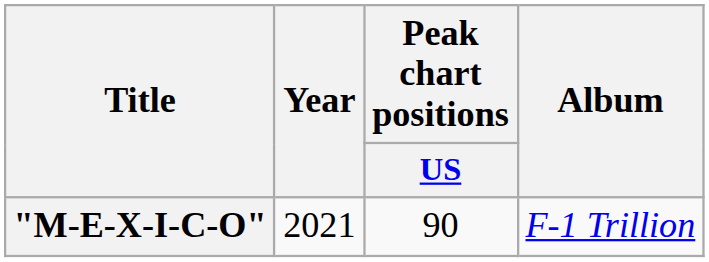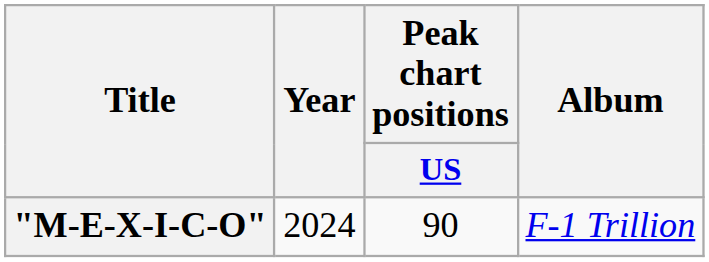(319, 225) 2021 -> (319, 225) 2024
